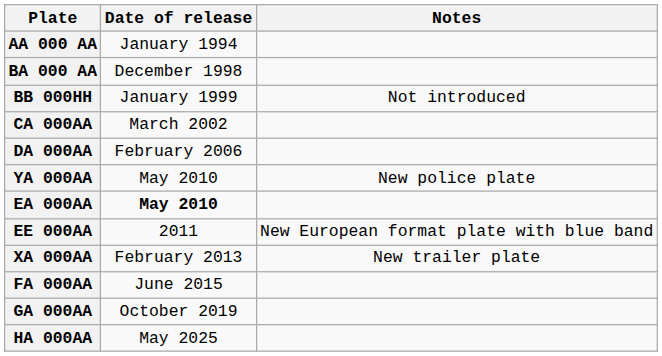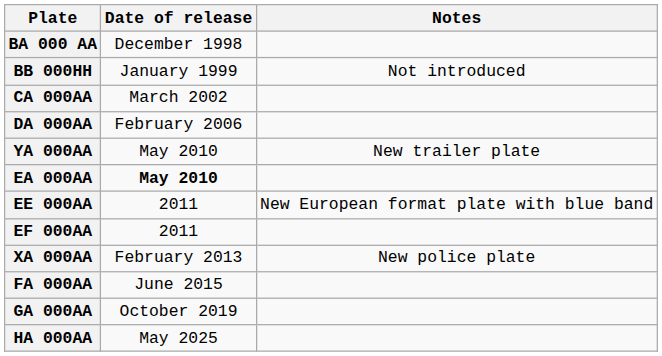- row: (53, 45)
(457, 178) New police plate -> (457, 151) New trailer plate
+ row: (53, 232)
(457, 258) New trailer plate -> (457, 258) New police plate
